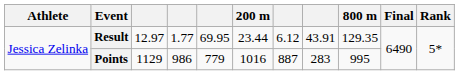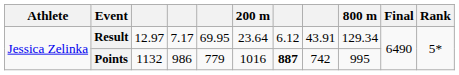(182, 37) 1.77 -> (182, 37) 7.17
(253, 37) 23.44 -> (253, 37) 23.64
(360, 37) 129.35 -> (360, 37) 129.34
(149, 59) 1129 -> (149, 59) 1132
(288, 59) normal -> (288, 59) bold
(321, 59) 283 -> (321, 59) 742
